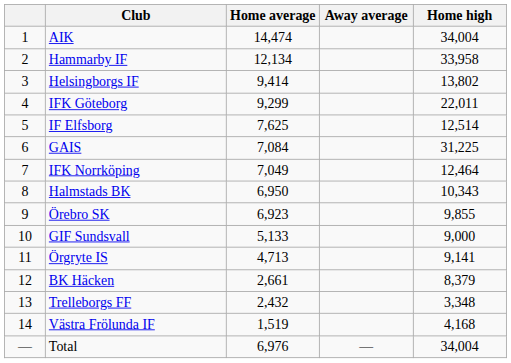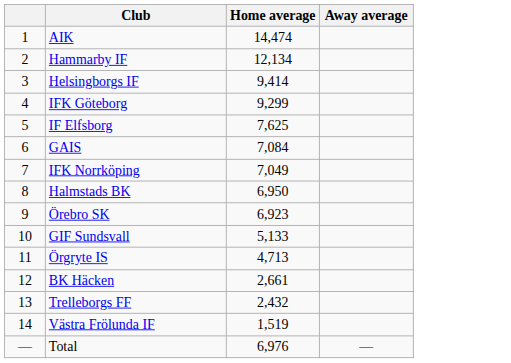- column: (460, 15)
